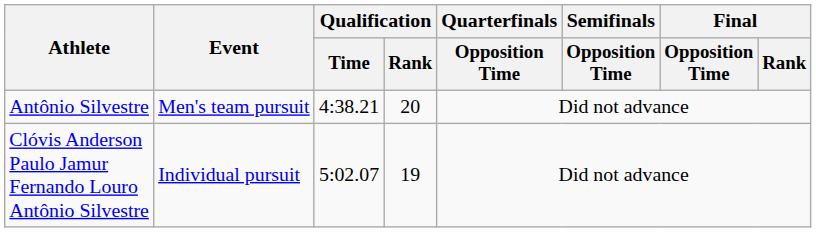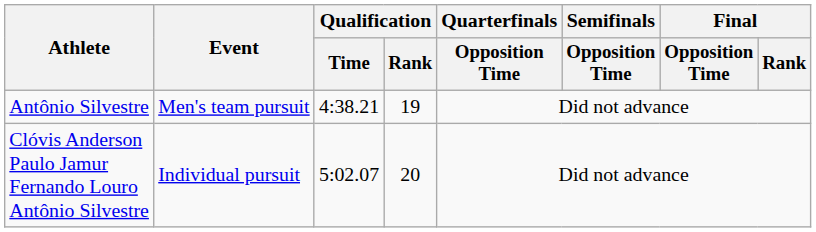(410, 107) 20 -> (410, 107) 19
(410, 175) 19 -> (410, 175) 20
